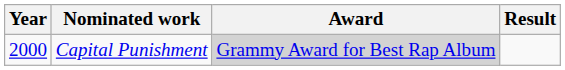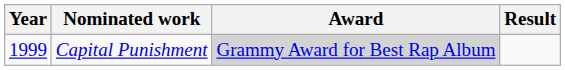(28, 49) 2000 -> (28, 49) 1999
